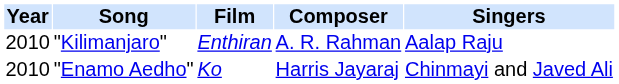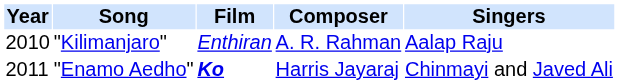(28, 69) 2010 -> (27, 69) 2011
(210, 69) normal -> (211, 69) bold
